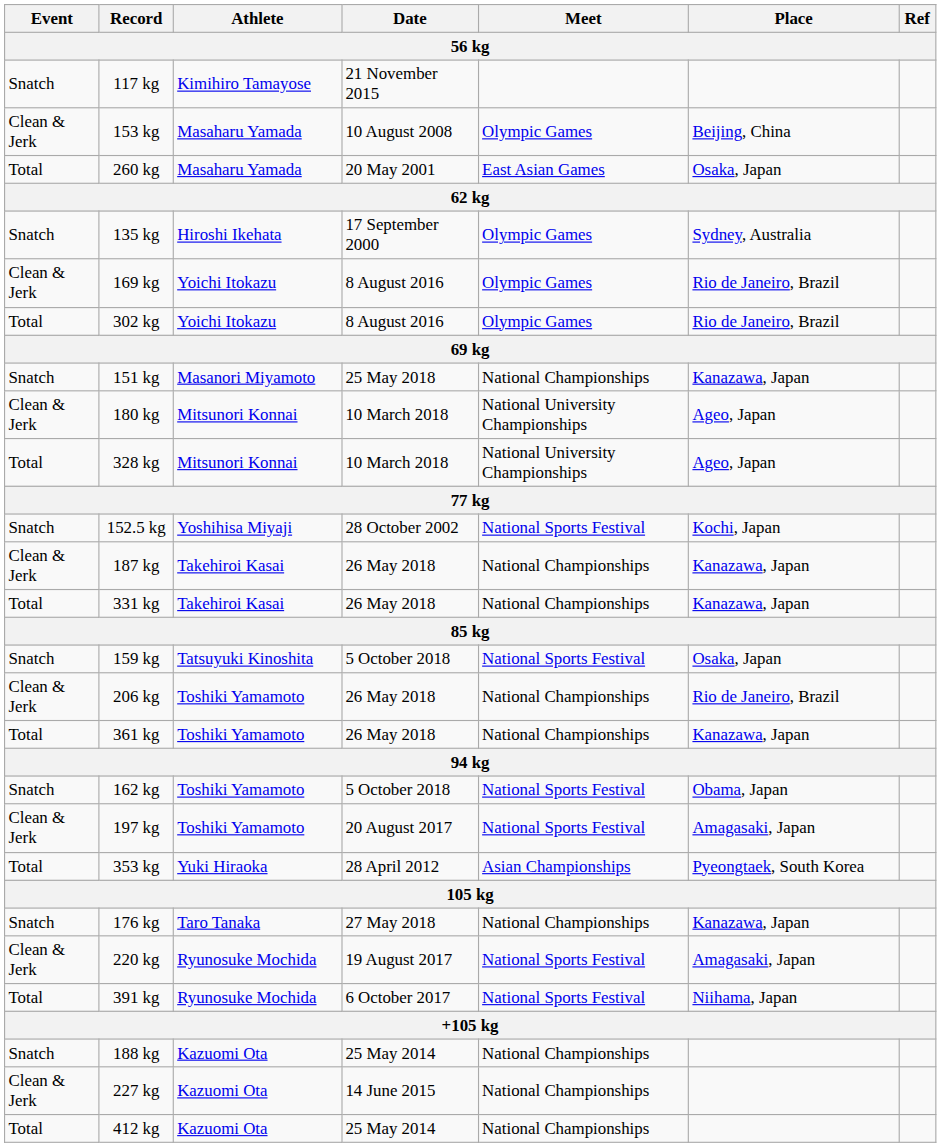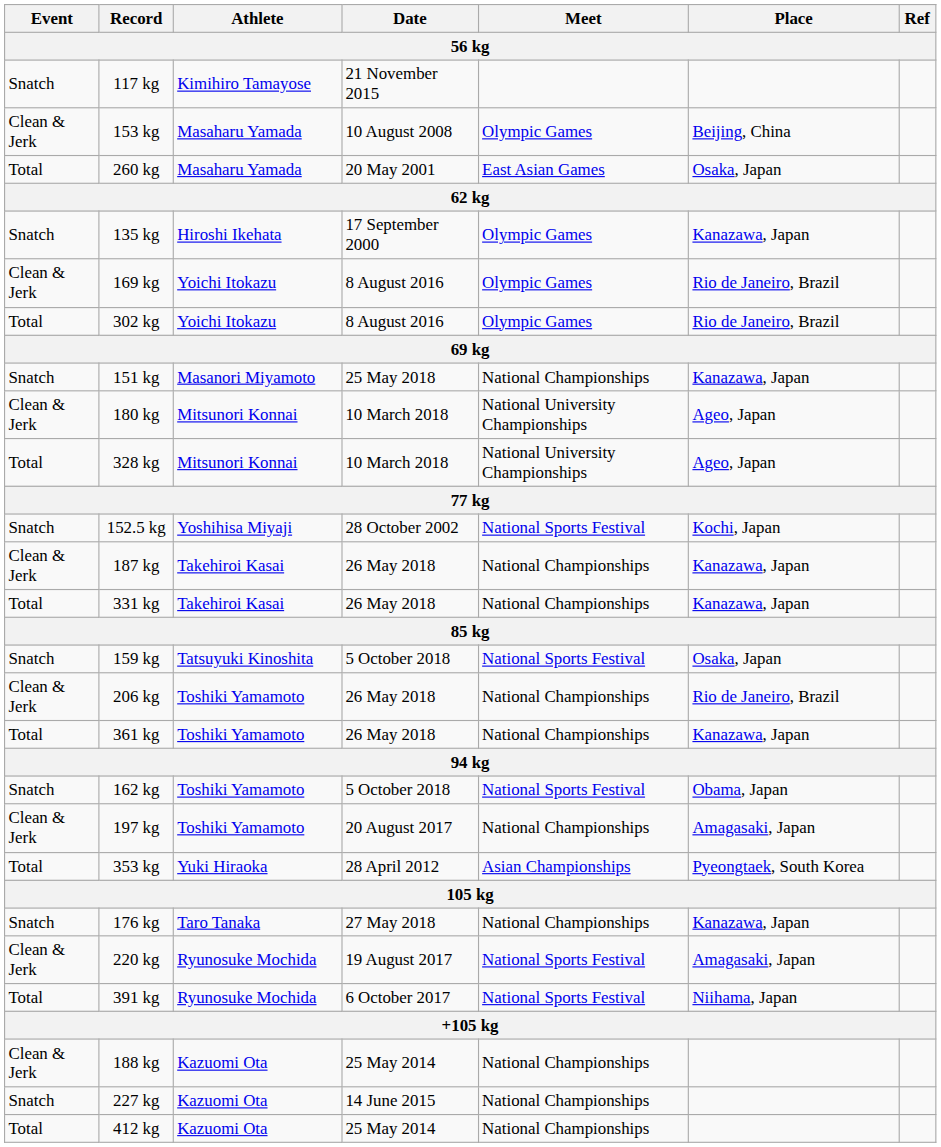(752, 235) Sydney, Australia -> (751, 235) Kanazawa, Japan
(564, 828) National Sports Festival -> (566, 828) National Championships
(31, 1052) Snatch -> (37, 1062) Clean & Jerk
(37, 1090) Clean & Jerk -> (31, 1100) Snatch
